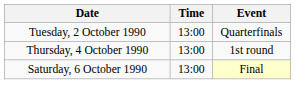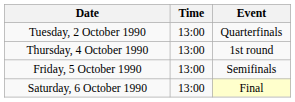+ row: (87, 69)
